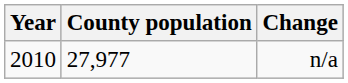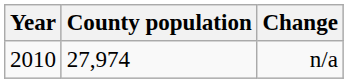(98, 59) 27,977 -> (98, 59) 27,974
